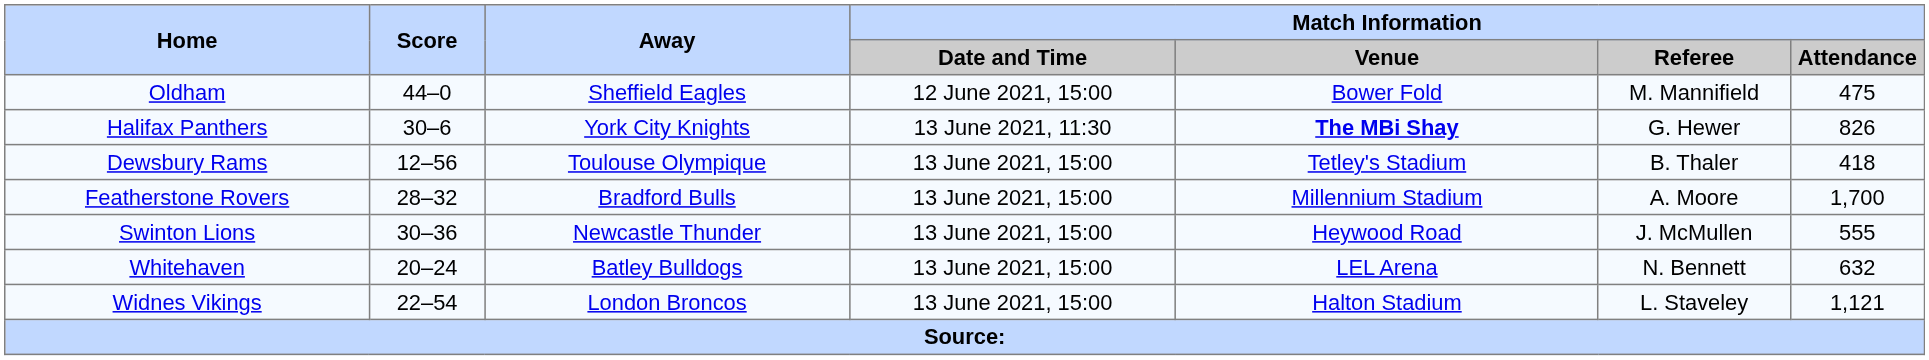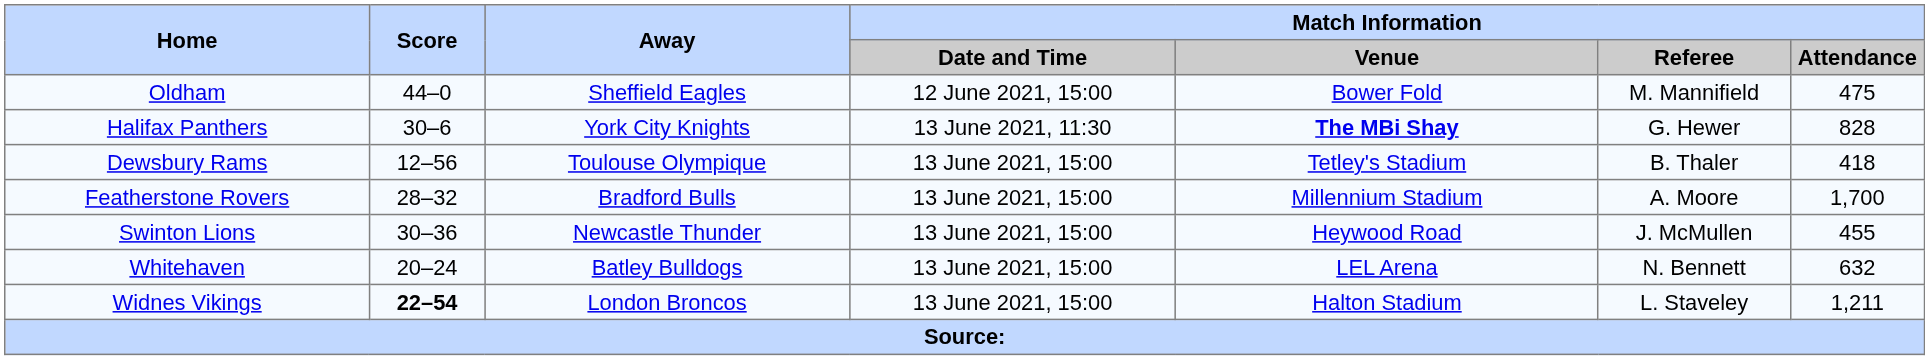(1857, 127) 826 -> (1857, 127) 828
(1857, 232) 555 -> (1857, 232) 455
(427, 302) normal -> (427, 302) bold
(1857, 302) 1,121 -> (1857, 302) 1,211
